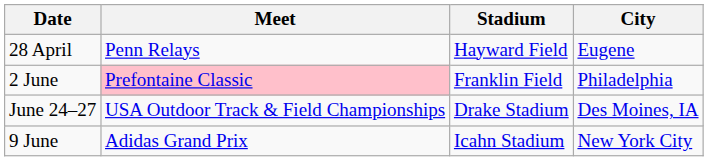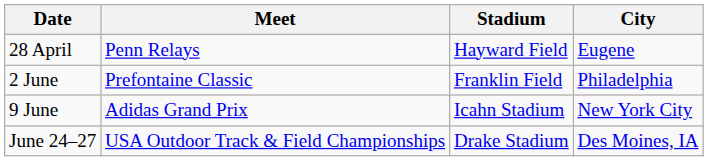(179, 79) pink background -> (179, 79) no background
rows swapped: (34, 140) <-> (53, 110)
